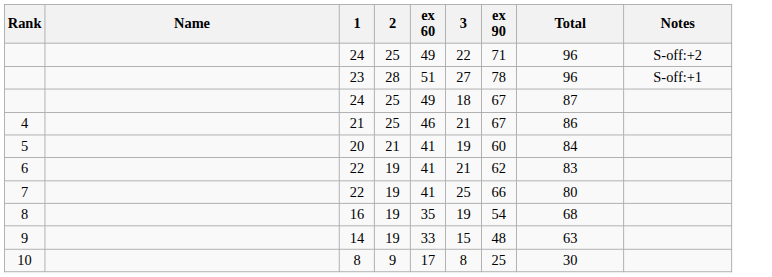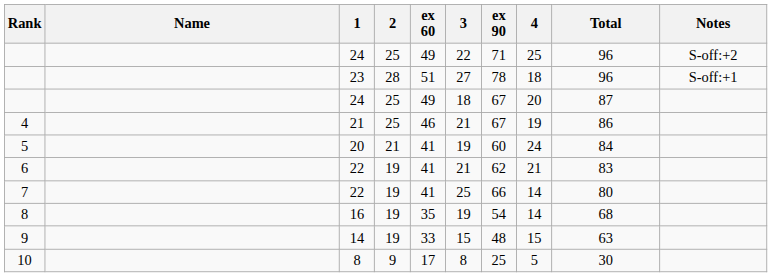+ column: (534, 24)
